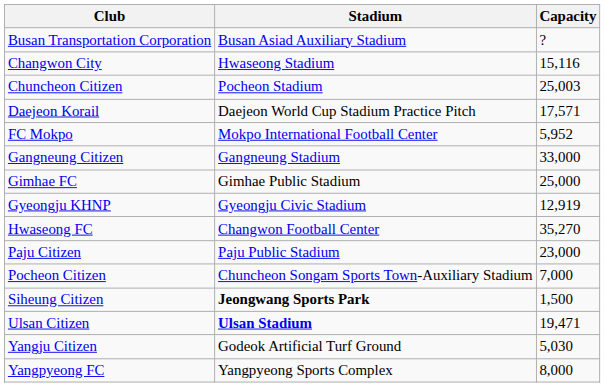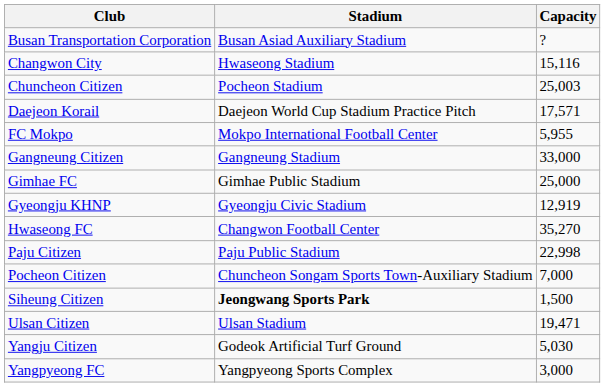(556, 134) 5,952 -> (556, 134) 5,955
(560, 252) 23,000 -> (560, 252) 22,998
(265, 323) bold -> (262, 323) normal
(556, 370) 8,000 -> (556, 370) 3,000
